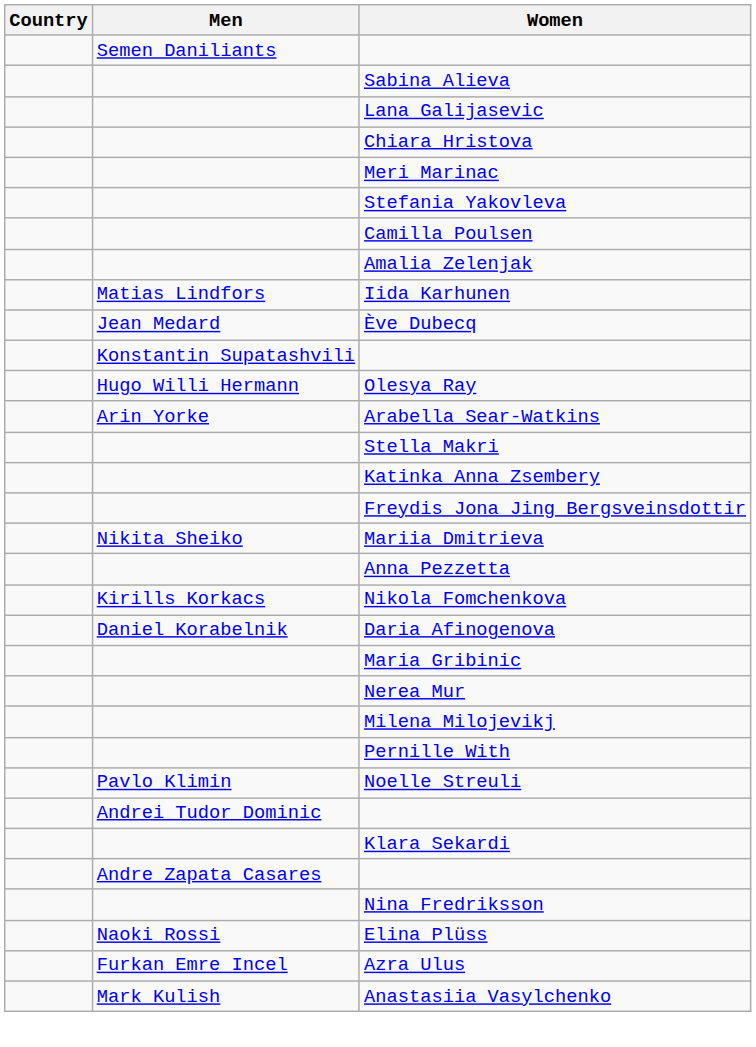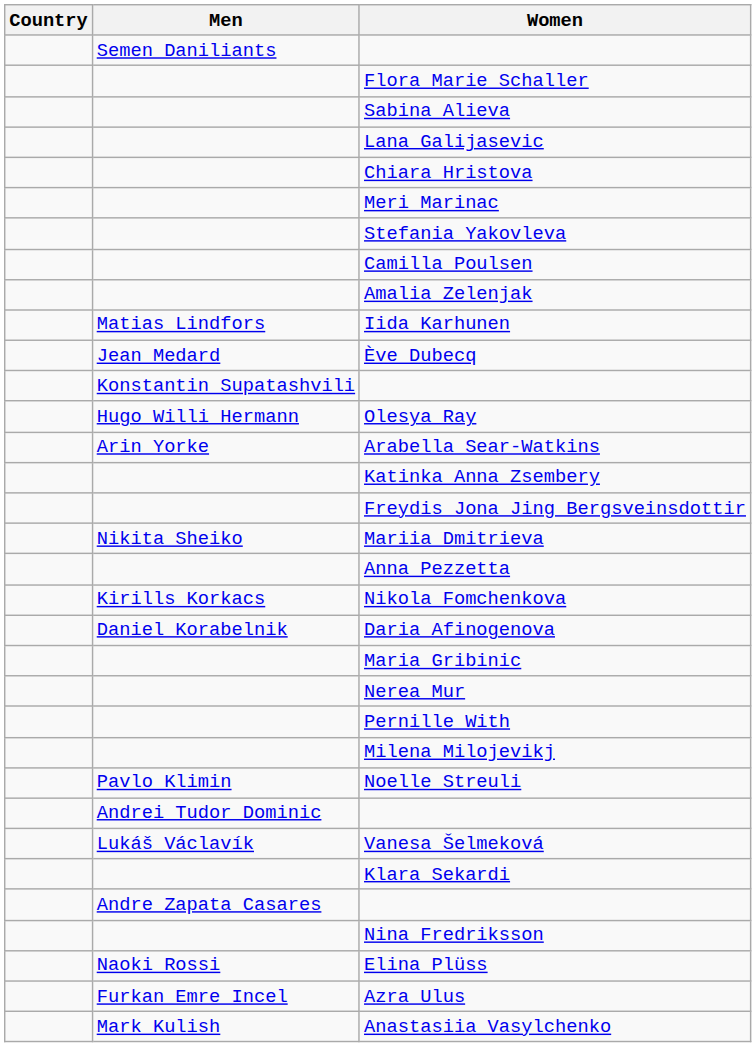+ row: (226, 81)
- row: (226, 447)
rows swapped: (226, 722) <-> (226, 752)
+ row: (175, 844)
